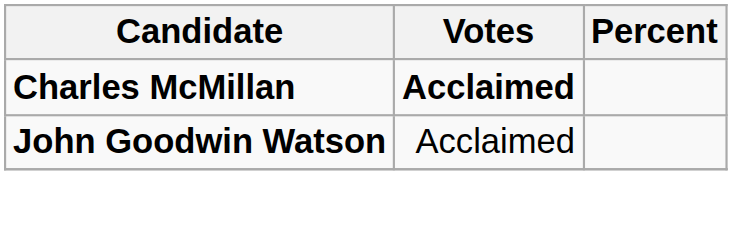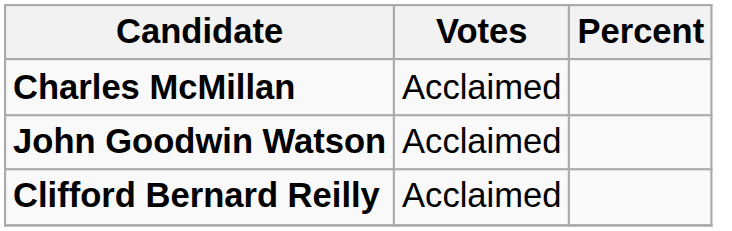(488, 86) bold -> (482, 86) normal
+ row: (196, 196)
